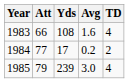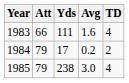(65, 31) 108 -> (65, 31) 111
(41, 50) 77 -> (41, 50) 79
(65, 68) 239 -> (65, 68) 238
